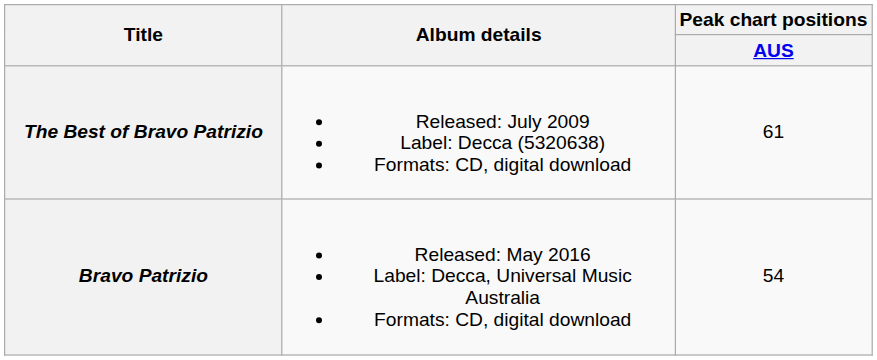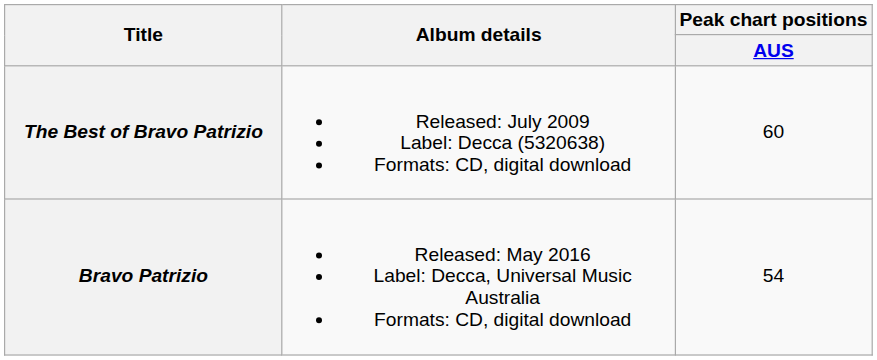(773, 132) 61 -> (773, 132) 60
